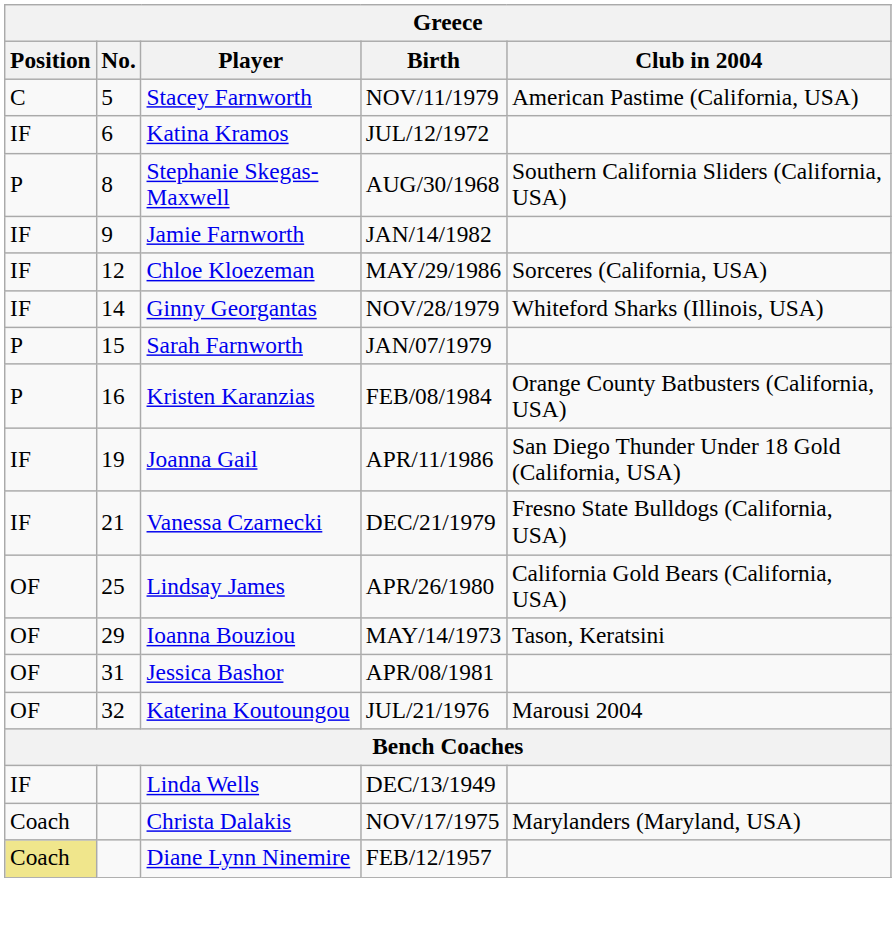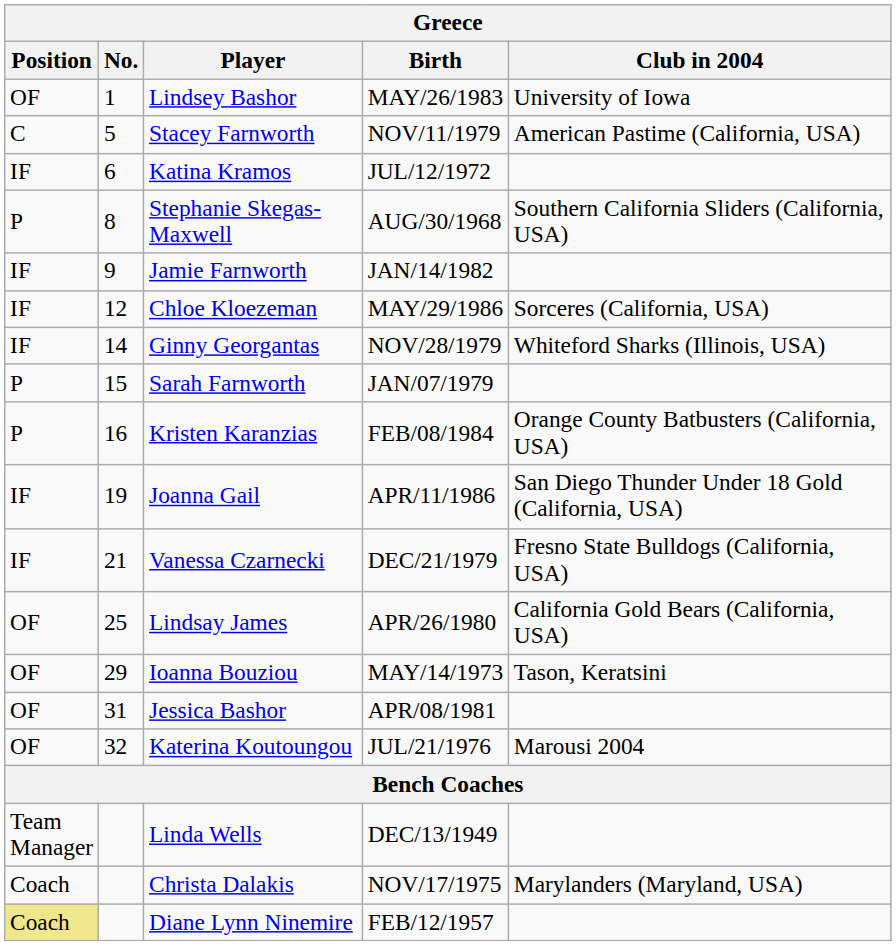+ row: (223, 97)
(21, 784) IF -> (52, 834) Team Manager
